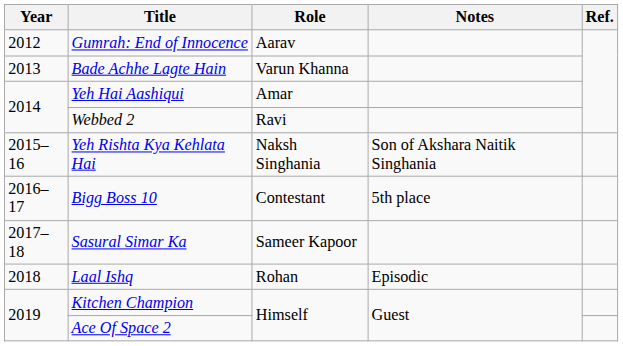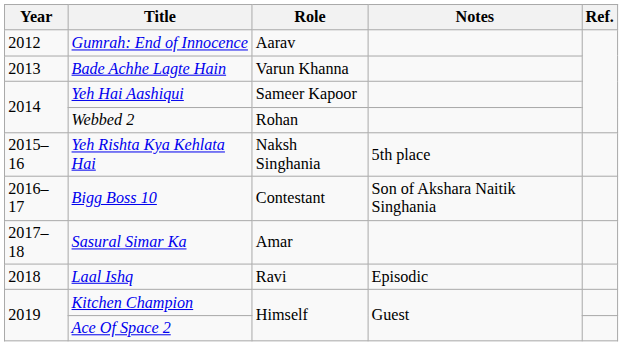(274, 94) Amar -> (306, 94) Sameer Kapoor
(271, 119) Ravi -> (277, 119) Rohan
(444, 154) Son of Akshara Naitik Singhania -> (401, 154) 5th place
(401, 198) 5th place -> (444, 198) Son of Akshara Naitik Singhania
(306, 242) Sameer Kapoor -> (274, 242) Amar
(277, 276) Rohan -> (271, 276) Ravi
